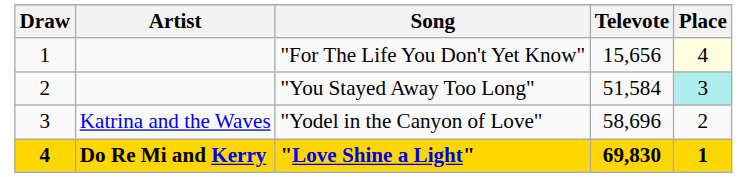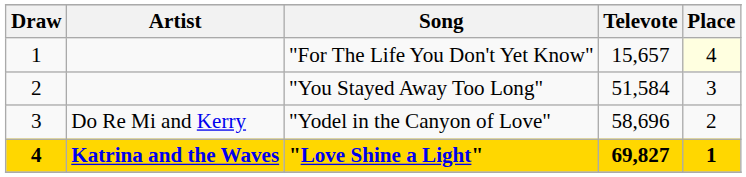(632, 54) 15,656 -> (640, 54) 15,657
(703, 88) paleturquoise background -> (711, 88) no background
(175, 121) Katrina and the Waves -> (159, 121) Do Re Mi and Kerry
(173, 155) Do Re Mi and Kerry -> (175, 155) Katrina and the Waves
(632, 155) 69,830 -> (640, 155) 69,827
